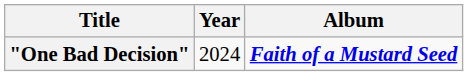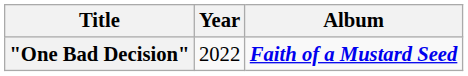(220, 53) 2024 -> (220, 53) 2022
